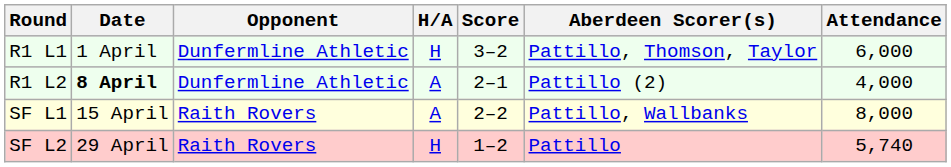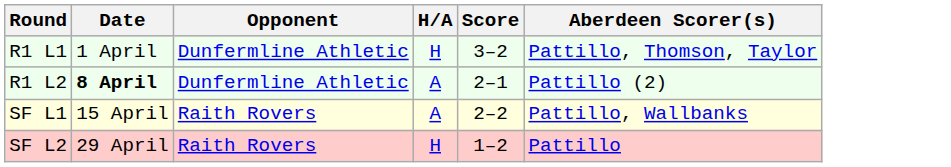- column: (884, 20)
